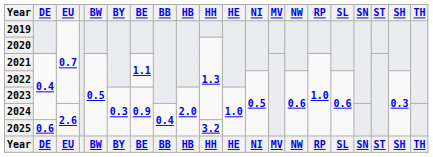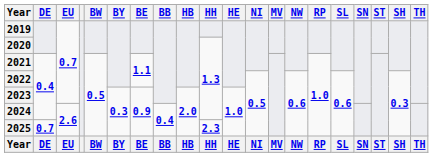(45, 128) 0.6 -> (45, 128) 0.7
(211, 128) 3.2 -> (211, 128) 2.3
